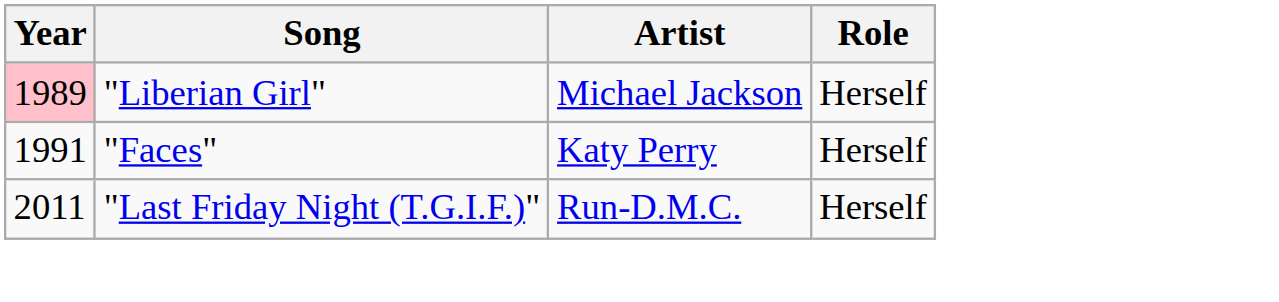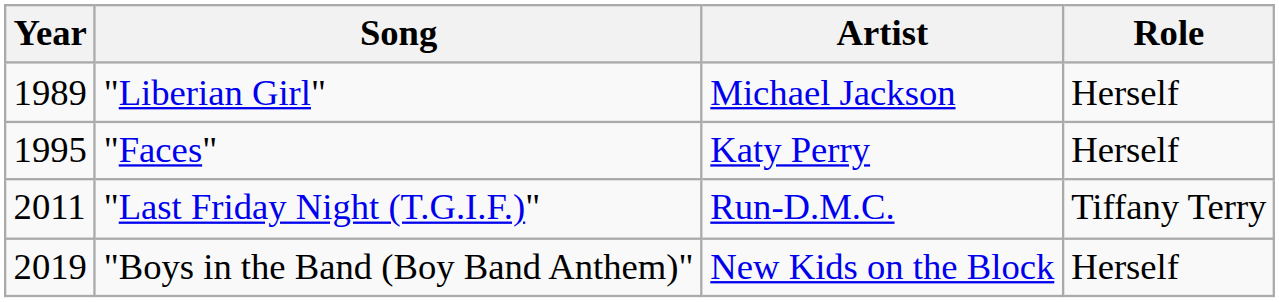(50, 91) pink background -> (50, 91) no background
(50, 149) 1991 -> (50, 149) 1995
(873, 207) Herself -> (1169, 207) Tiffany Terry
+ row: (399, 265)
